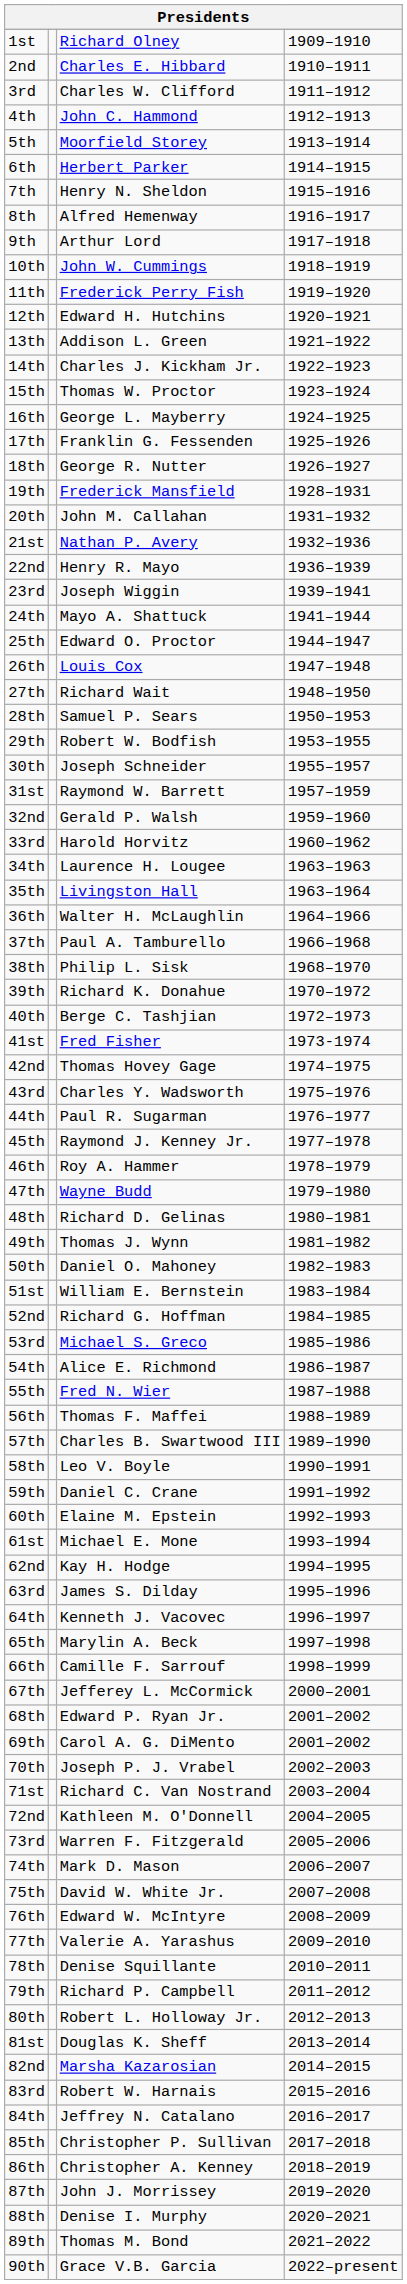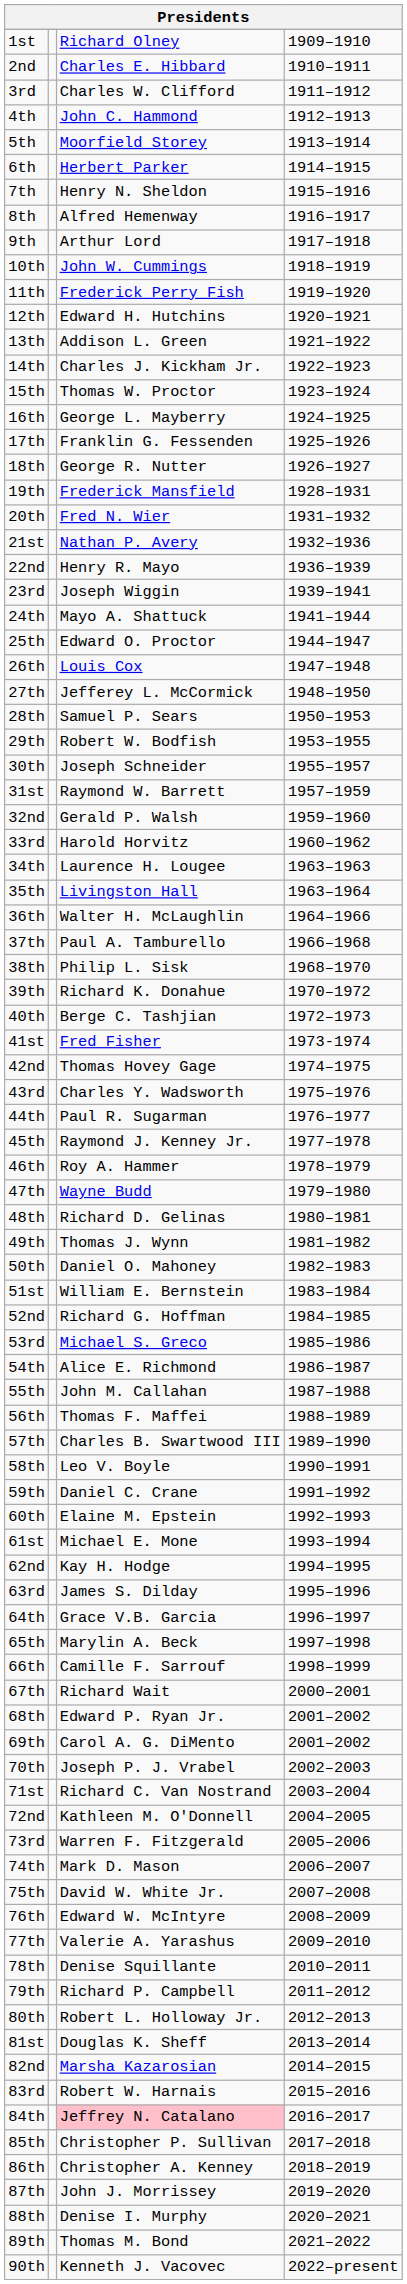(133, 517) John M. Callahan -> (115, 517) Fred N. Wier
(115, 692) Richard Wait -> (156, 692) Jefferey L. McCormick
(115, 1392) Fred N. Wier -> (133, 1392) John M. Callahan
(143, 1617) Kenneth J. Vacovec -> (138, 1617) Grace V.B. Garcia
(156, 1692) Jefferey L. McCormick -> (115, 1692) Richard Wait
(147, 2117) no background -> (147, 2117) pink background
(138, 2267) Grace V.B. Garcia -> (143, 2267) Kenneth J. Vacovec
